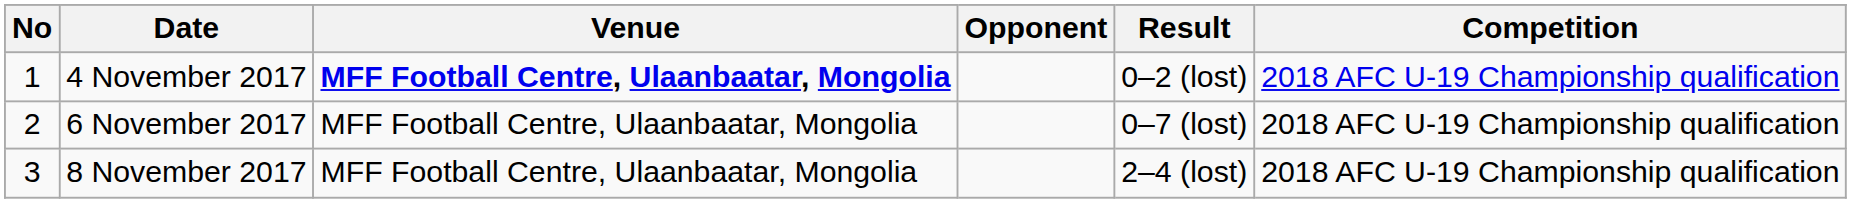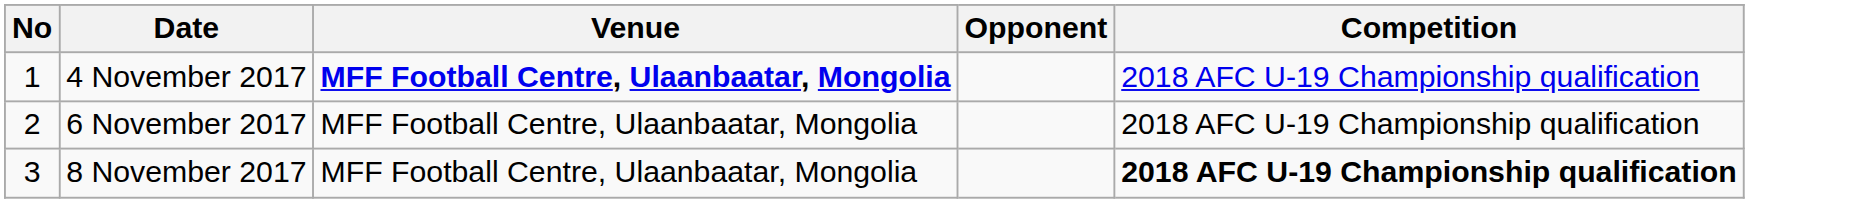- column: (1184, 28)
(1550, 172) normal -> (1429, 172) bold
